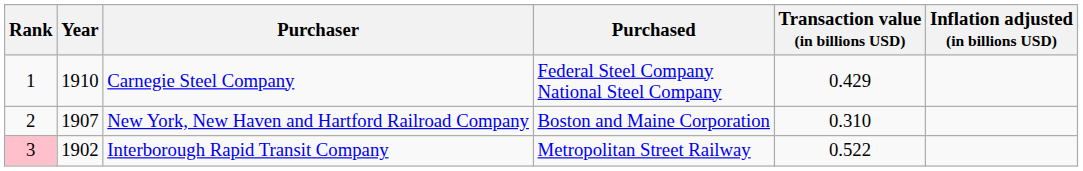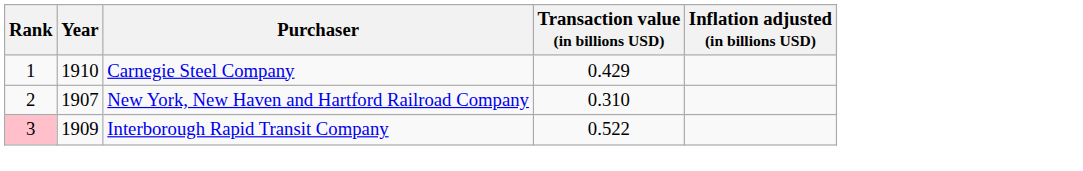- column: (654, 29)
(80, 150) 1902 -> (80, 129) 1909
